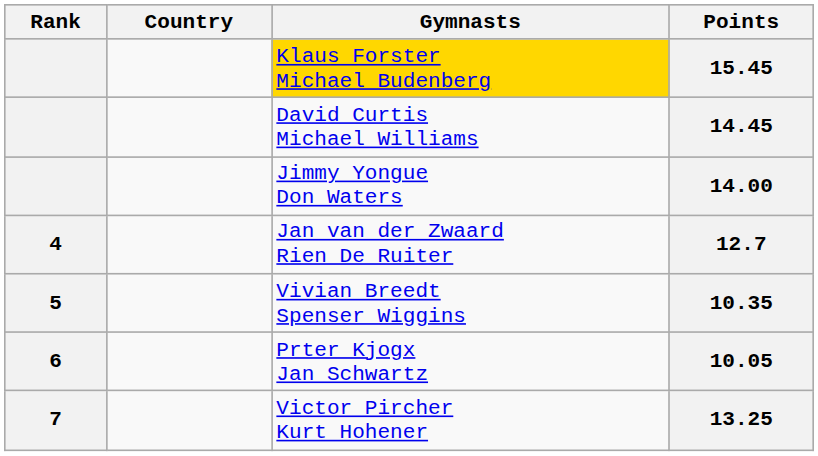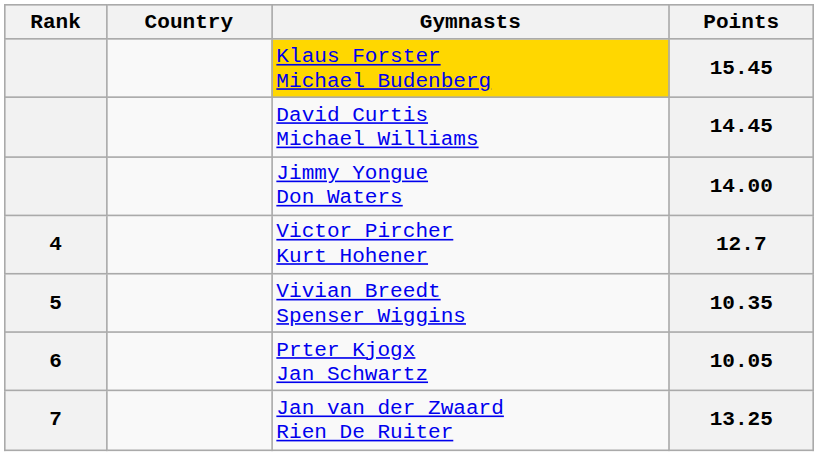(390, 244) Jan van der Zwaard Rien De Ruiter -> (365, 244) Victor Pircher Kurt Hohener
(365, 420) Victor Pircher Kurt Hohener -> (390, 420) Jan van der Zwaard Rien De Ruiter
